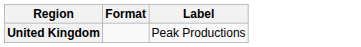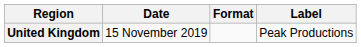+ column: (156, 14)
